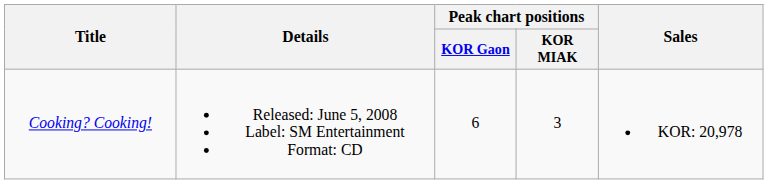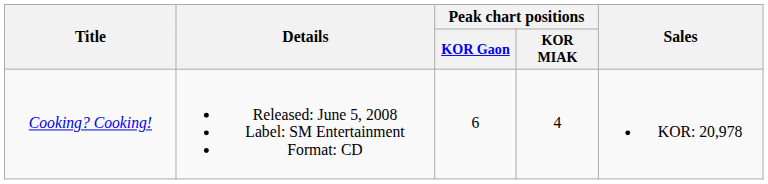(557, 123) 3 -> (557, 123) 4
